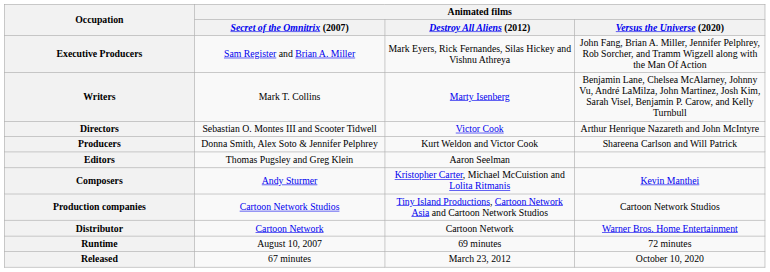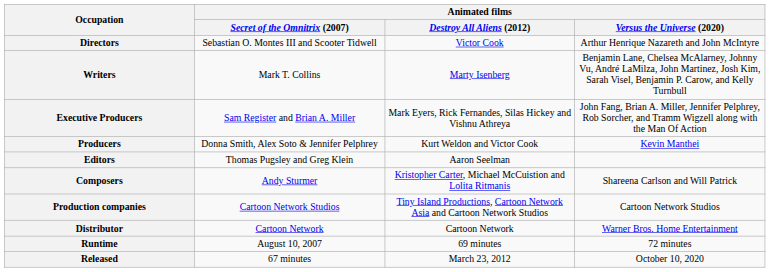rows swapped: (99, 129) <-> (99, 54)
(670, 144) Shareena Carlson and Will Patrick -> (670, 144) Kevin Manthei
(670, 180) Kevin Manthei -> (670, 180) Shareena Carlson and Will Patrick
